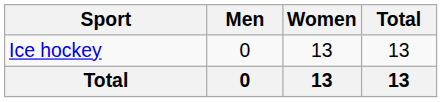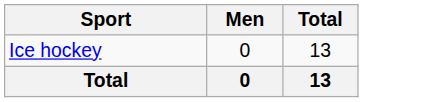- column: (322, 19)
